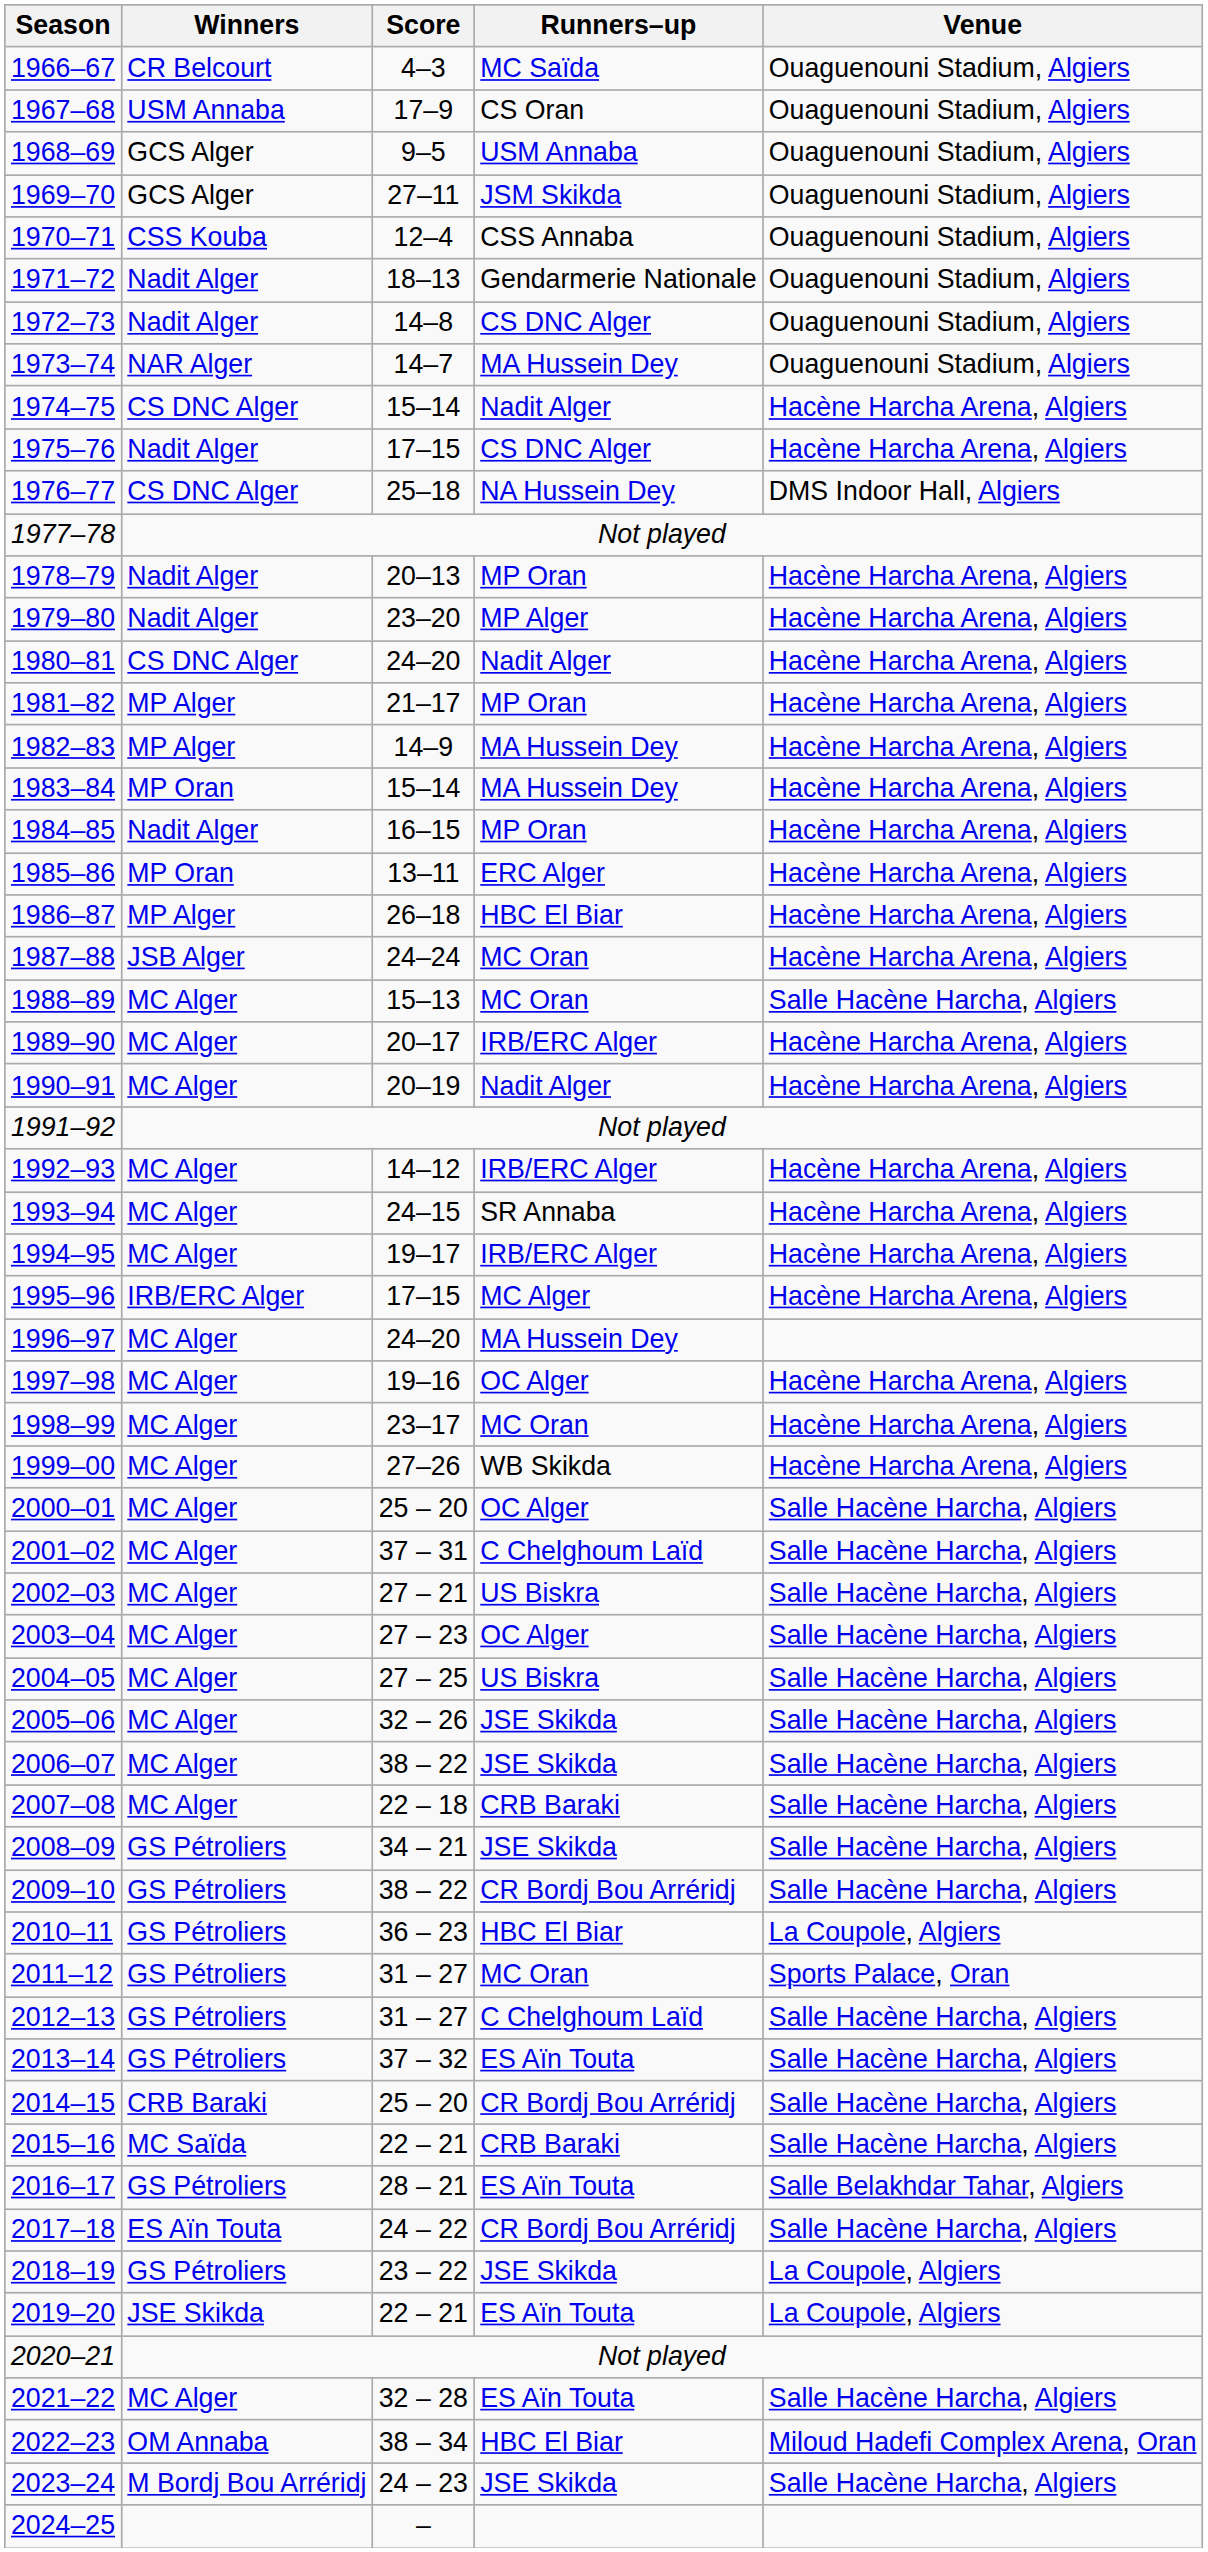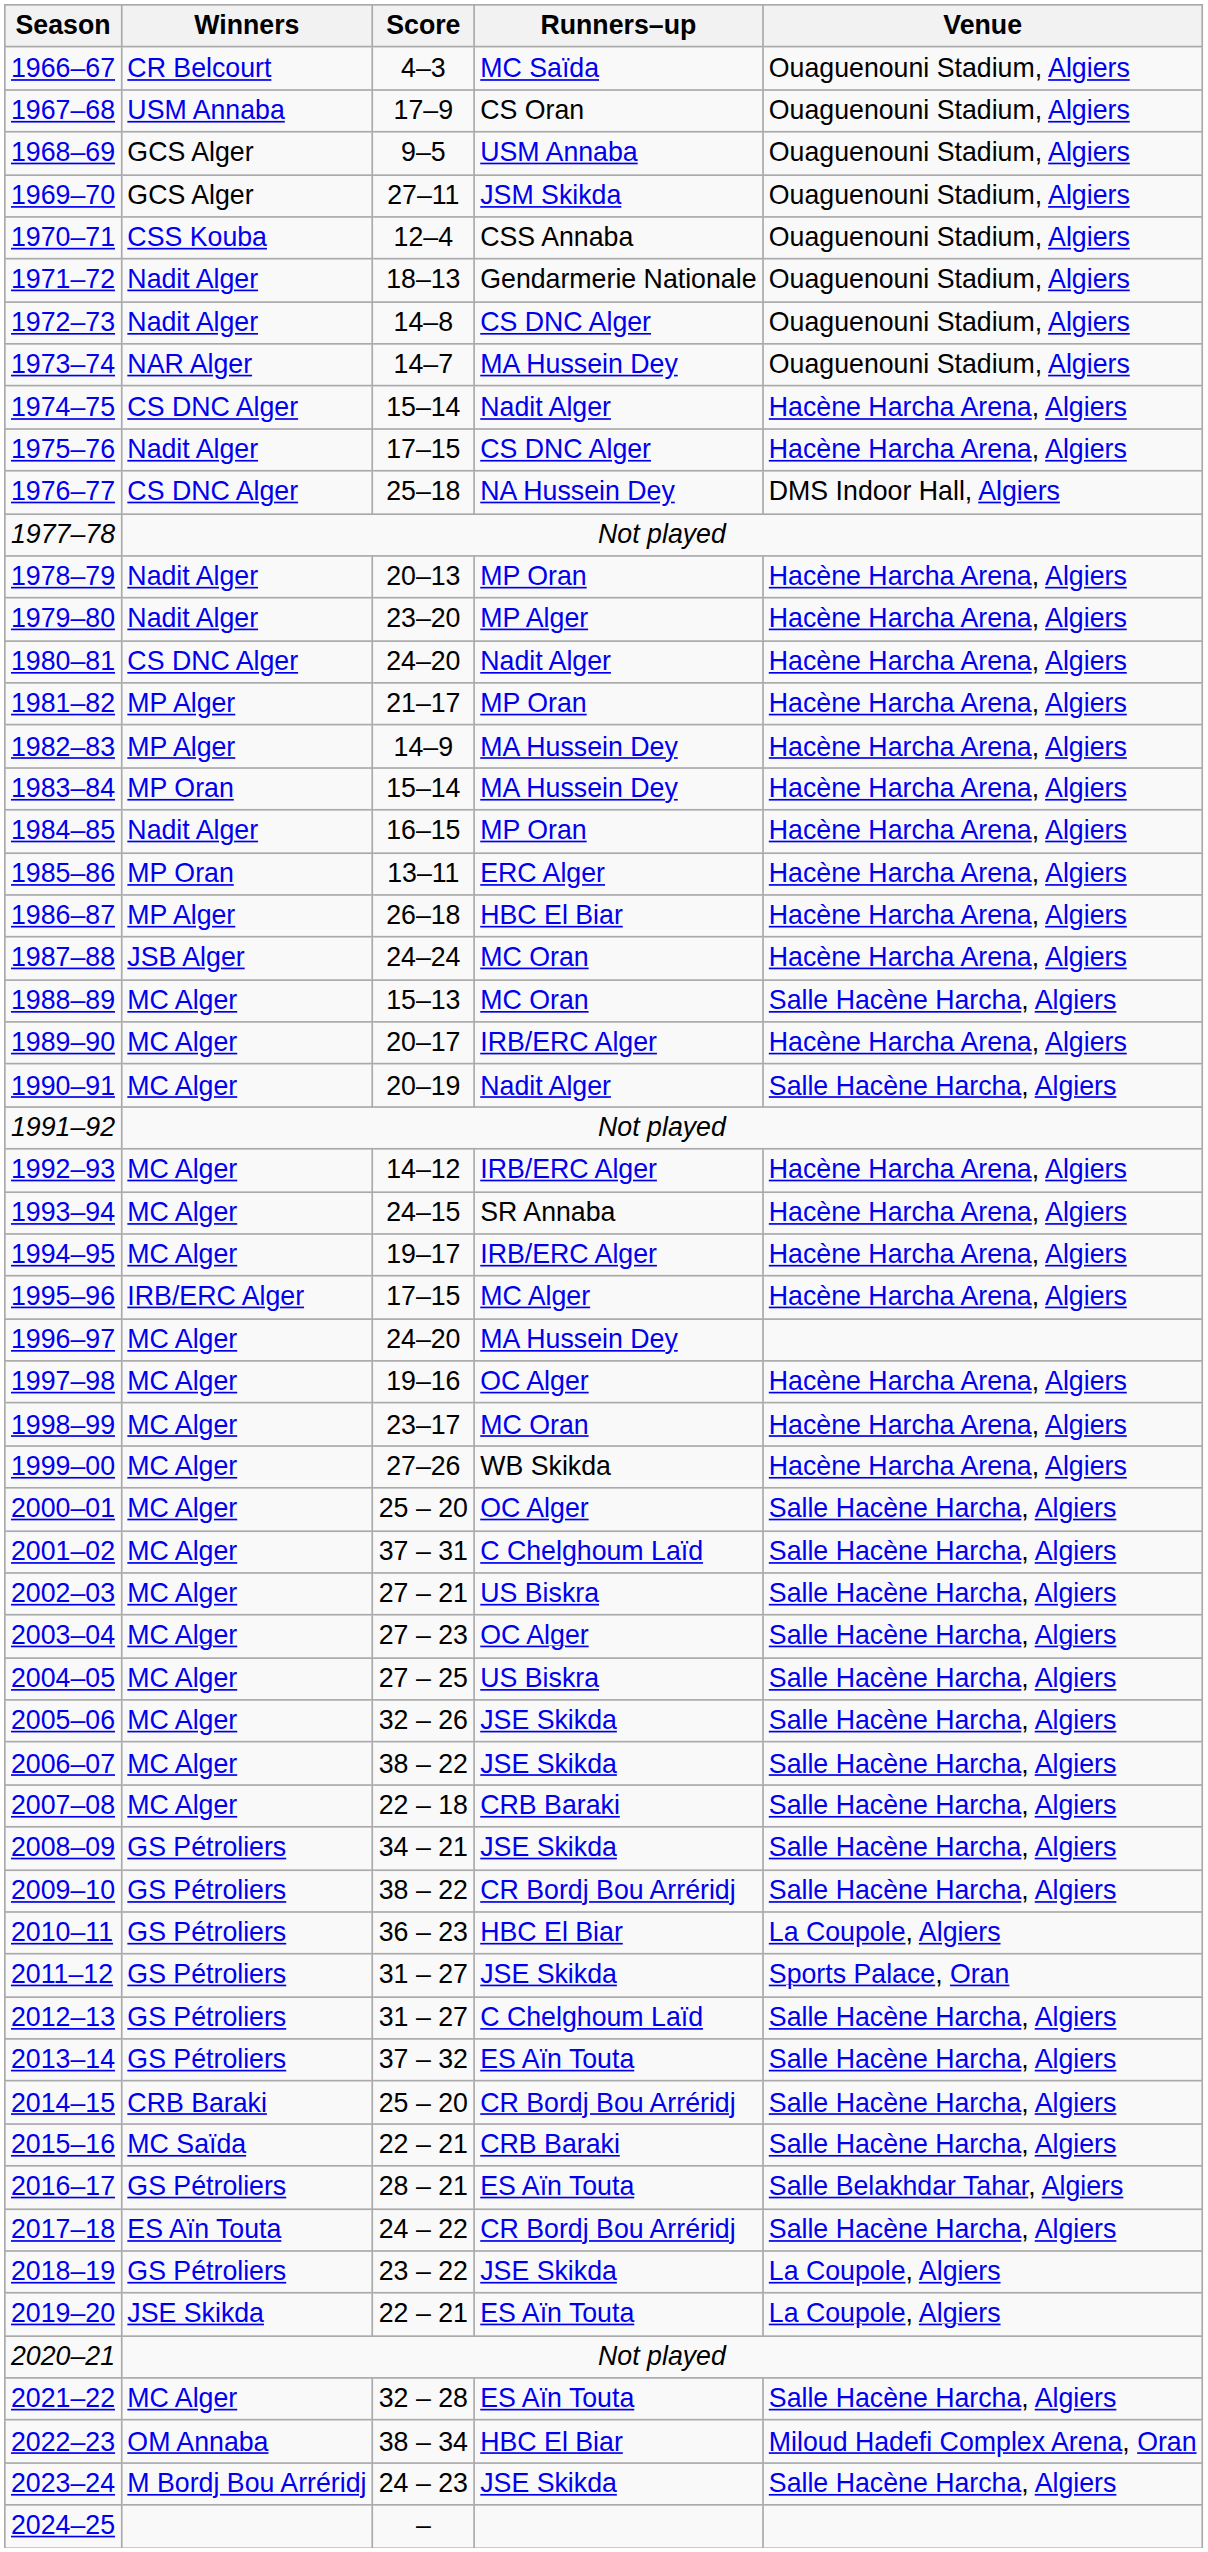(948, 1085) Hacène Harcha Arena, Algiers -> (943, 1085) Salle Hacène Harcha, Algiers
(534, 1974) MC Oran -> (549, 1974) JSE Skikda
